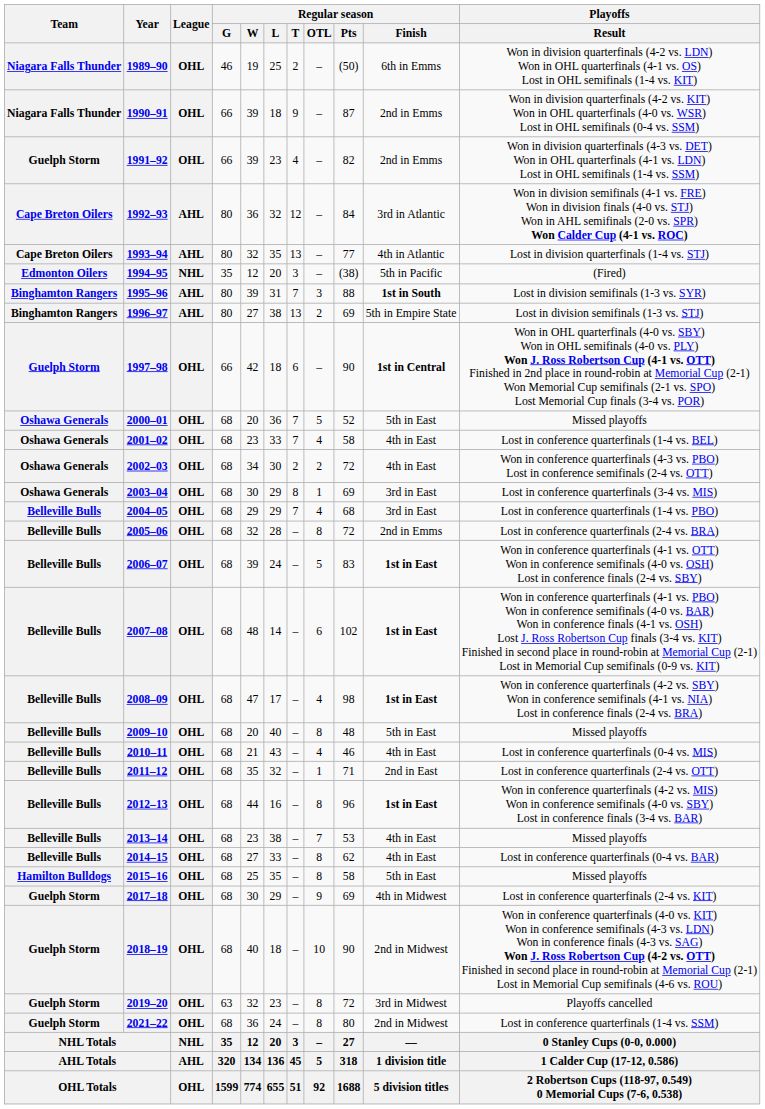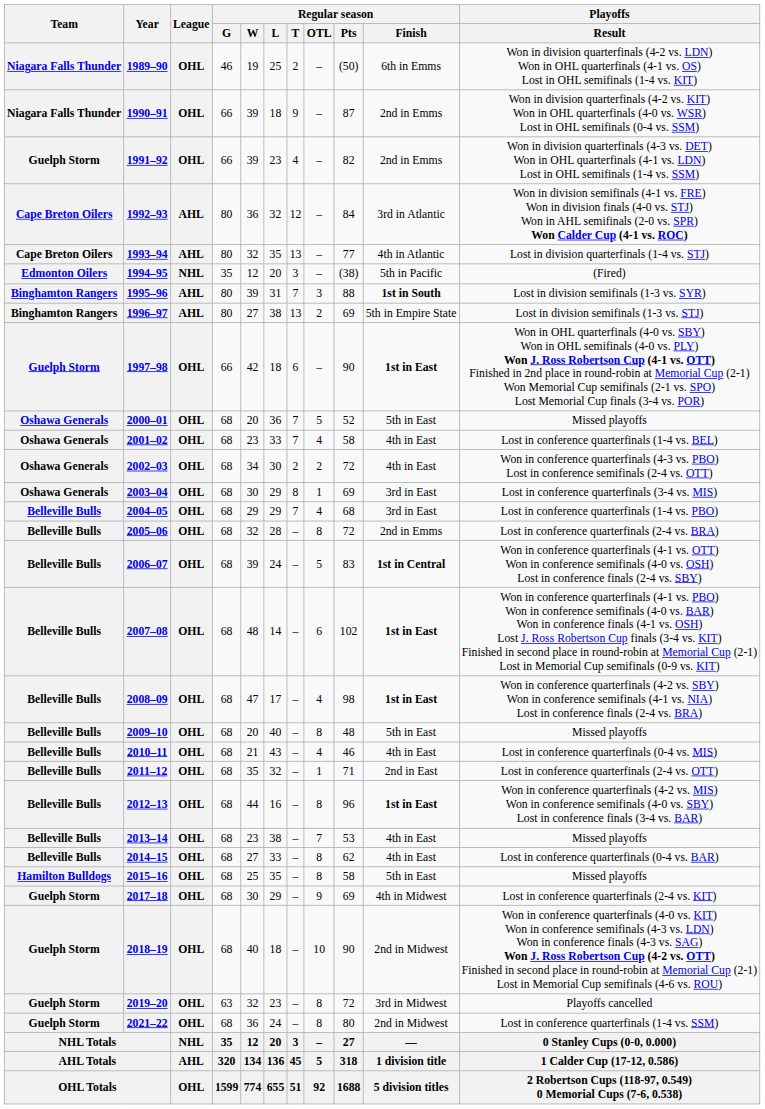(411, 366) 1st in Central -> (411, 366) 1st in East
(411, 564) 1st in East -> (411, 564) 1st in Central
